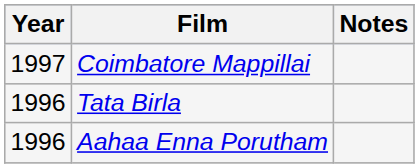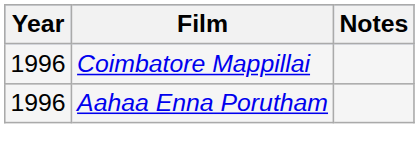(38, 63) 1997 -> (38, 63) 1996
- row: (129, 102)
